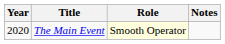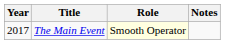(18, 30) 2020 -> (18, 30) 2017
